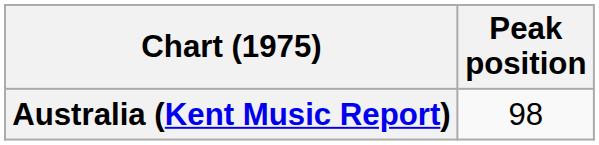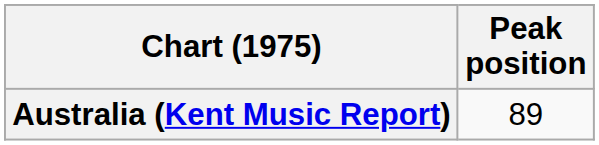(526, 113) 98 -> (526, 113) 89
